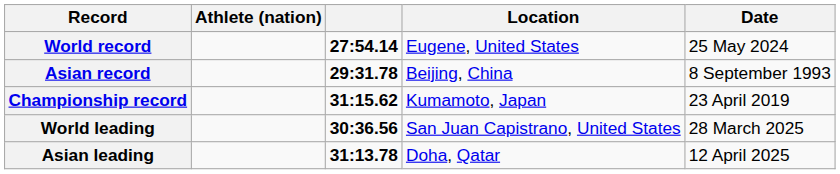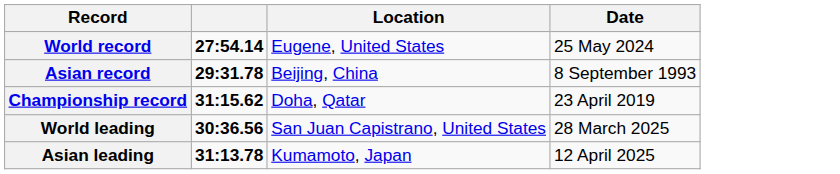- column: (258, 18)
(476, 100) Kumamoto, Japan -> (318, 100) Doha, Qatar
(453, 155) Doha, Qatar -> (341, 155) Kumamoto, Japan
